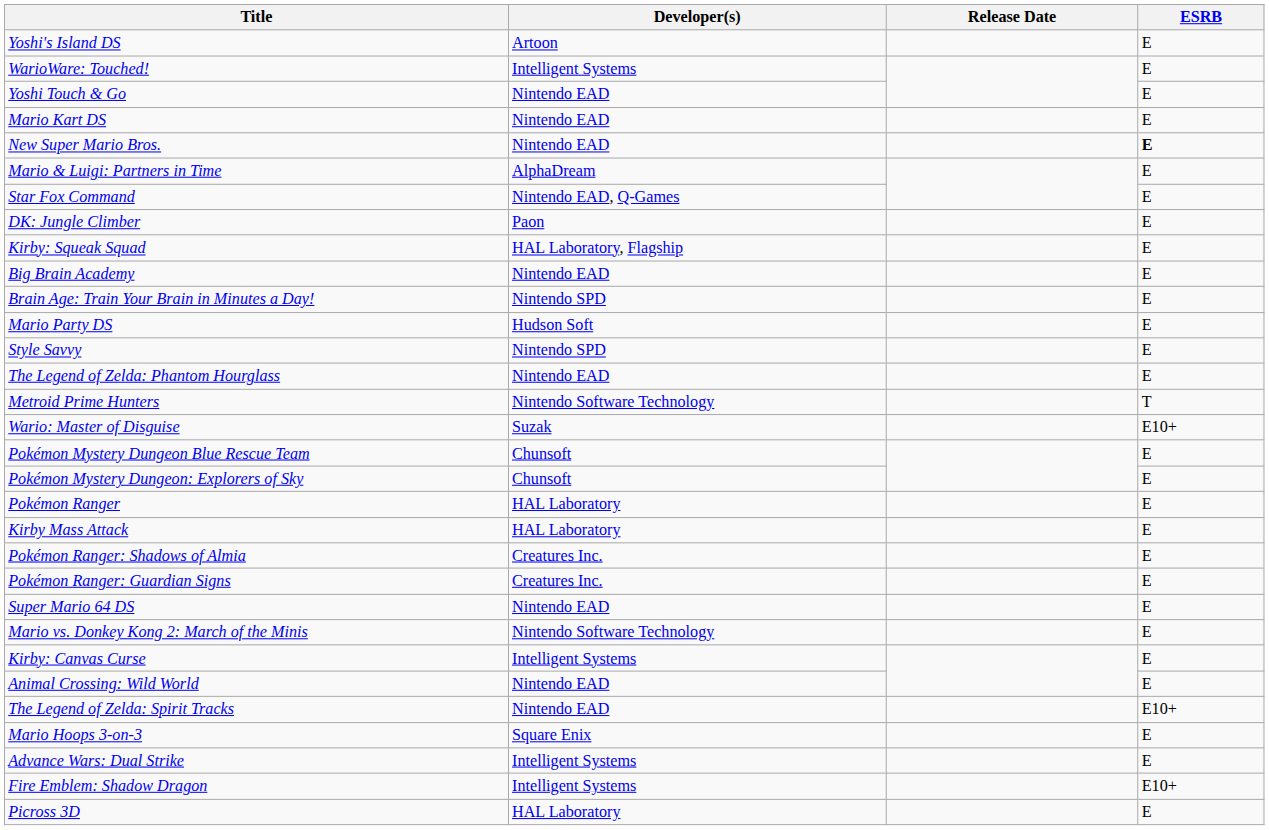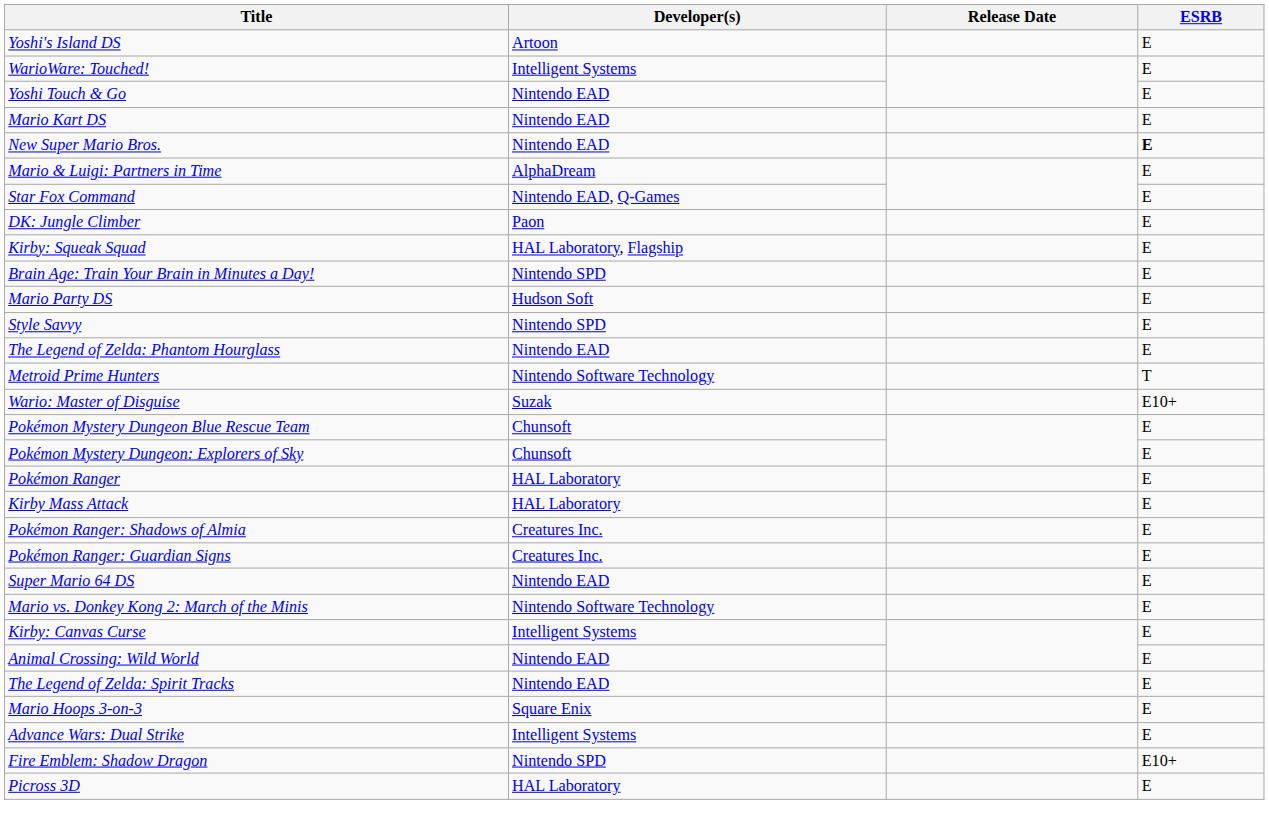- row: (71, 273)
(1159, 709) E10+ -> (1147, 683) E
(574, 786) Intelligent Systems -> (559, 760) Nintendo SPD
